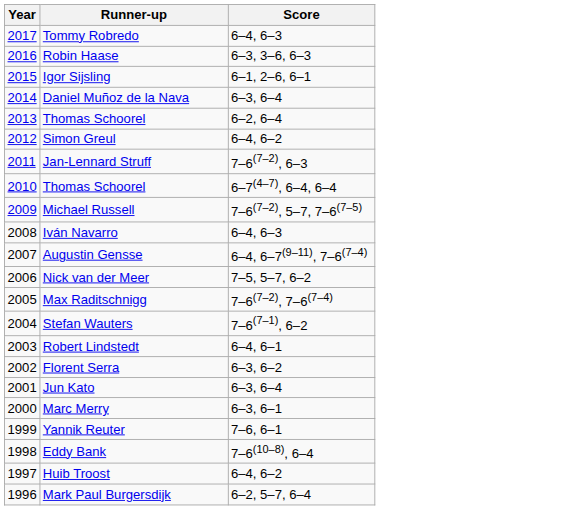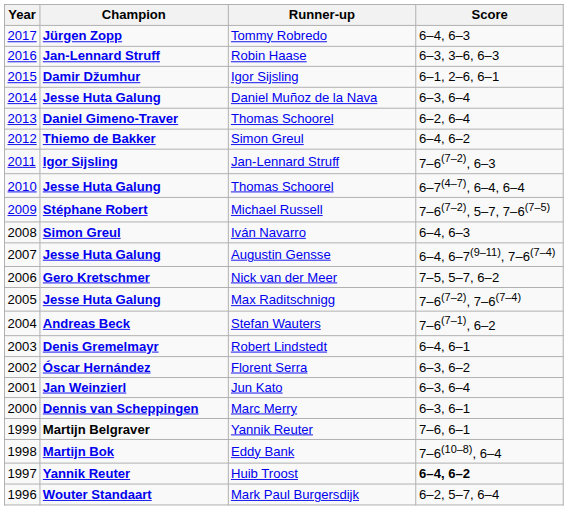+ column: (134, 15)
(256, 474) normal -> (445, 474) bold
